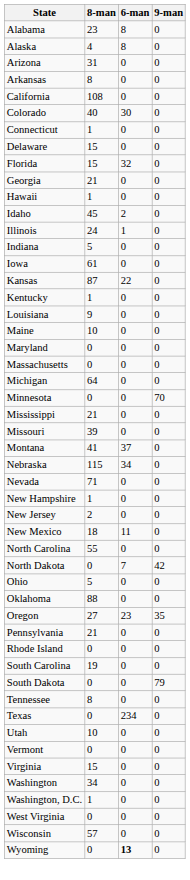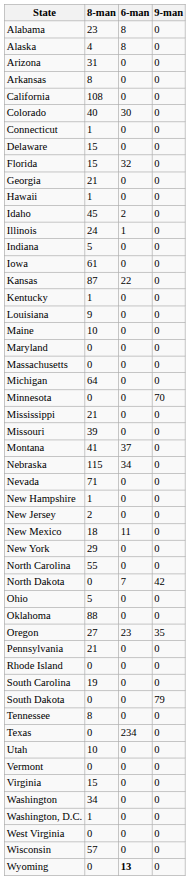+ row: (28, 548)
